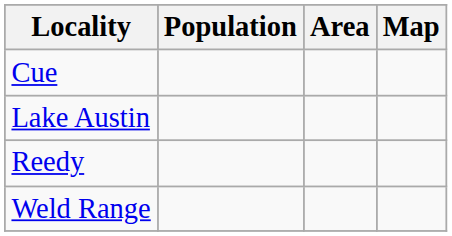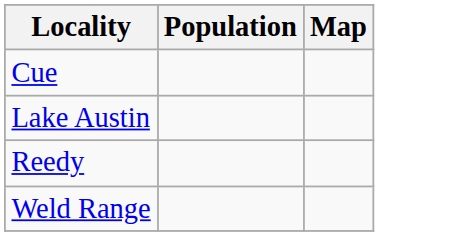- column: (340, 27)
